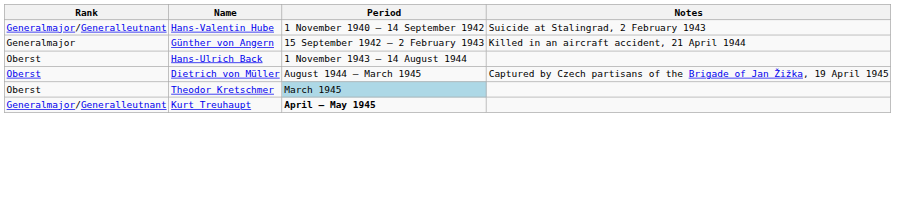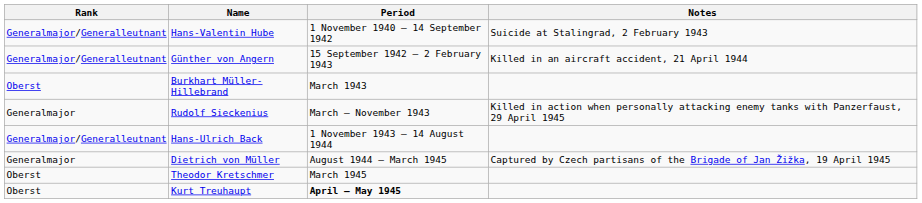(41, 43) Generalmajor -> (87, 59) Generalmajor/Generalleutnant
+ row: (217, 86)
+ row: (220, 112)
(24, 58) Oberst -> (87, 139) Generalmajor/Generalleutnant
(24, 74) Oberst -> (41, 160) Generalmajor
(313, 89) lightblue background -> (338, 175) no background
(87, 105) Generalmajor/Generalleutnant -> (24, 191) Oberst
